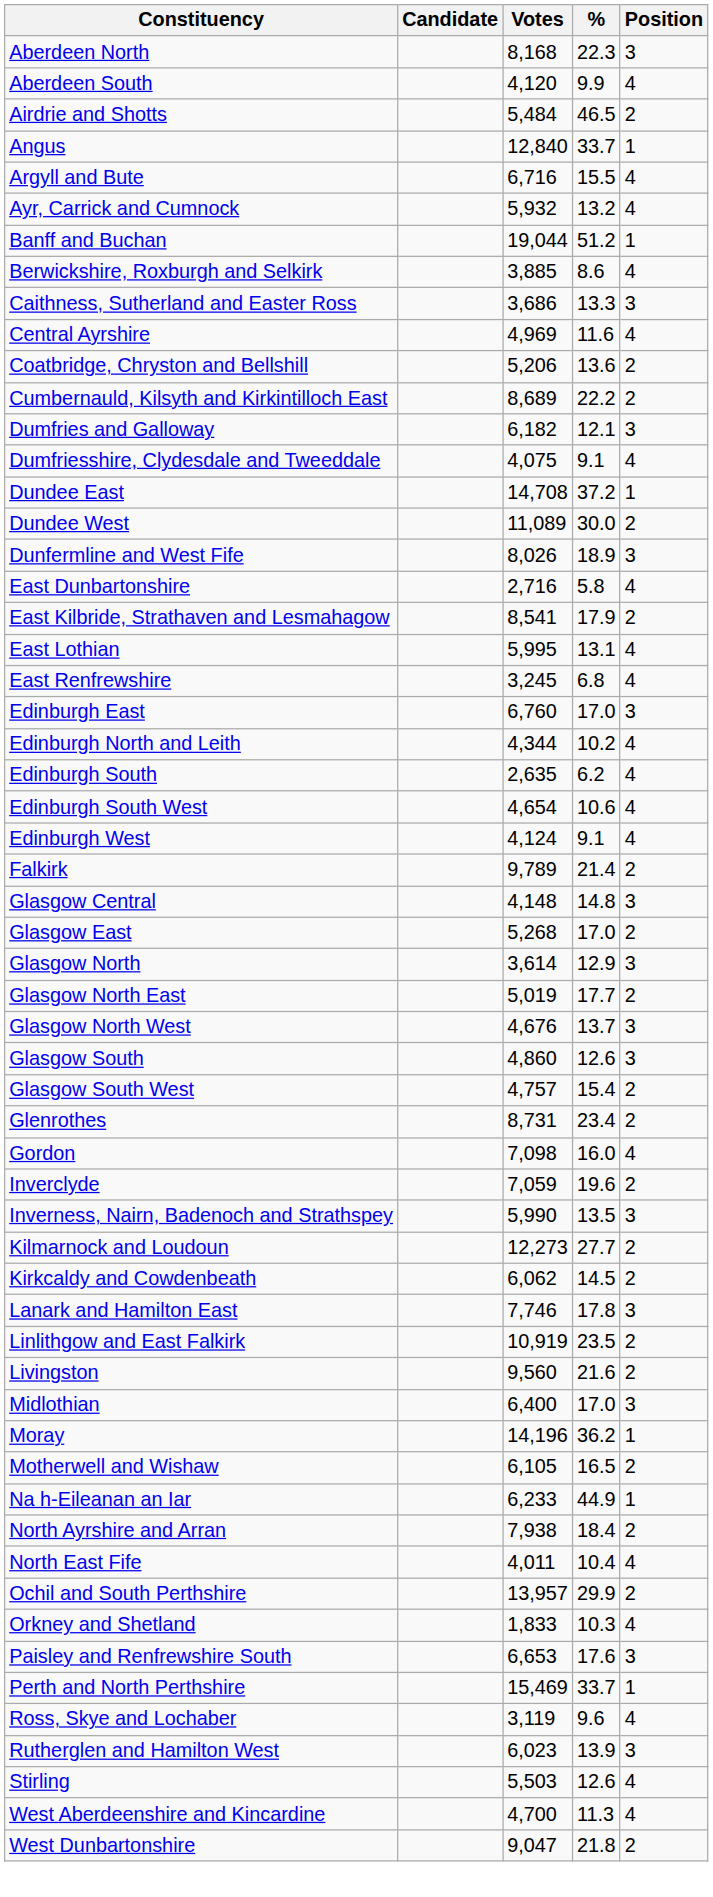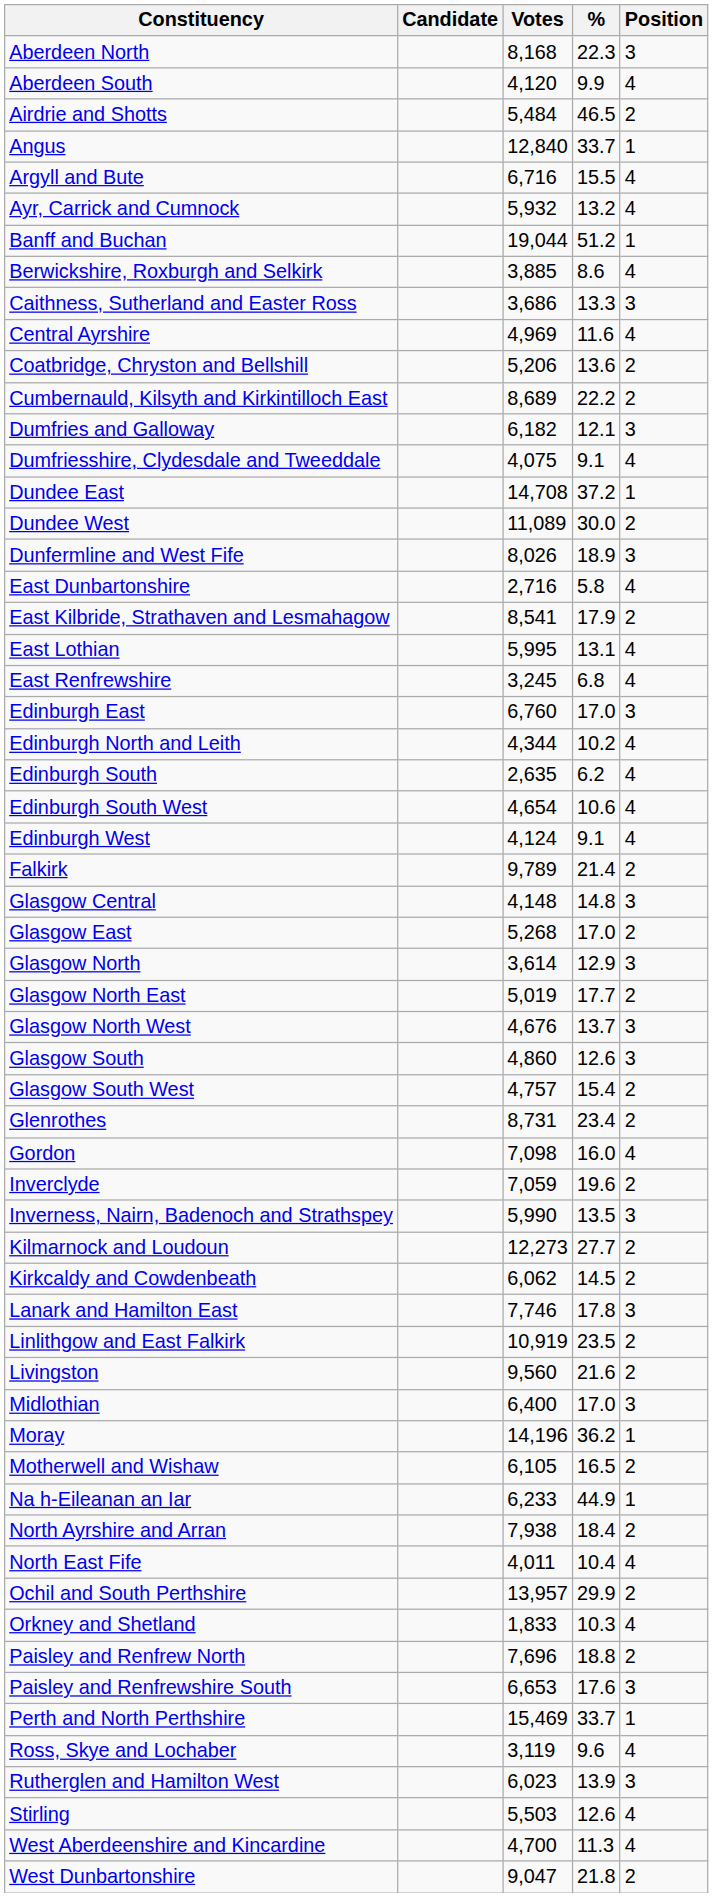+ row: (127, 1656)
